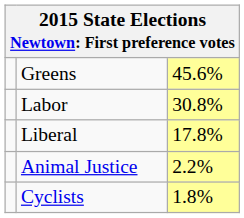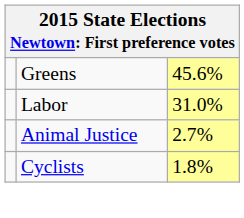(197, 104) 30.8% -> (197, 104) 31.0%
- row: (49, 135)
(193, 166) 2.2% -> (193, 135) 2.7%
